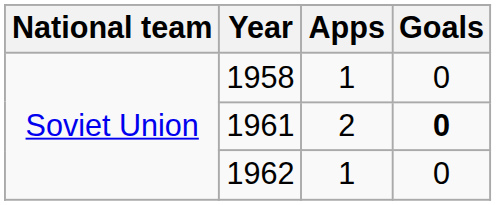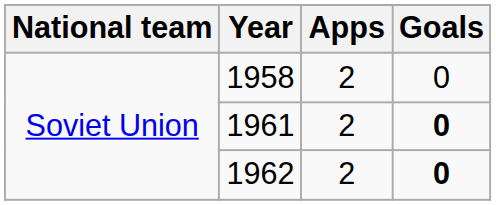(347, 77) 1 -> (347, 77) 2
(347, 174) 1 -> (347, 174) 2
(442, 174) normal -> (442, 174) bold
